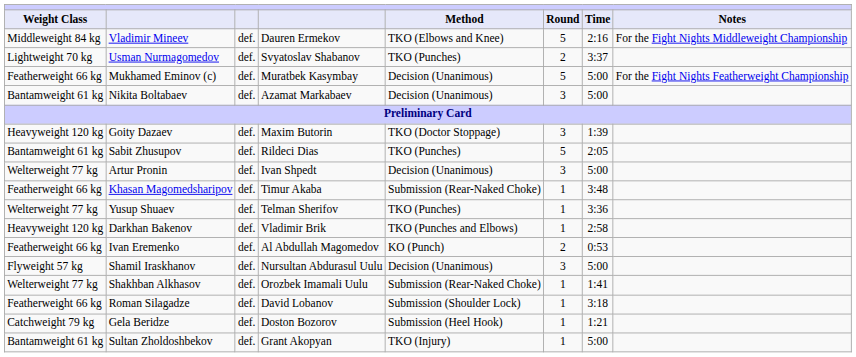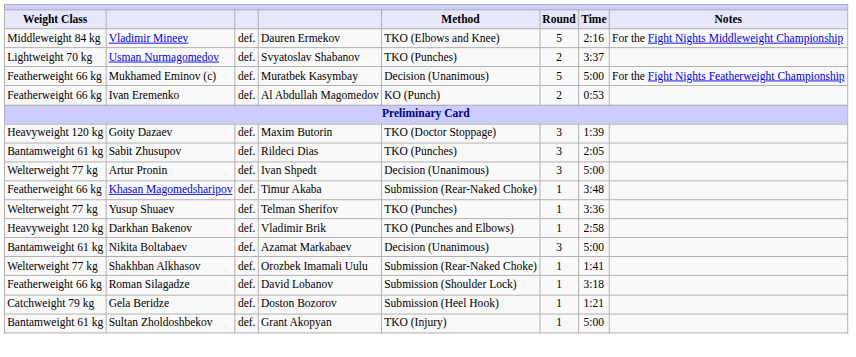rows swapped: (144, 247) <-> (148, 95)
(563, 152) 5 -> (559, 152) 3
- row: (152, 266)
